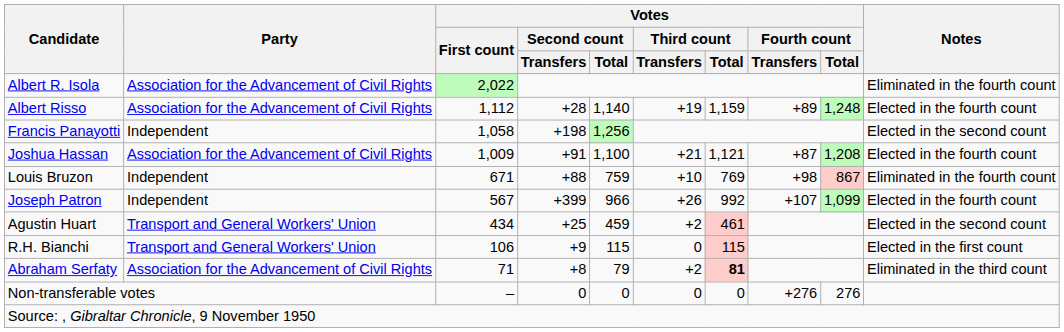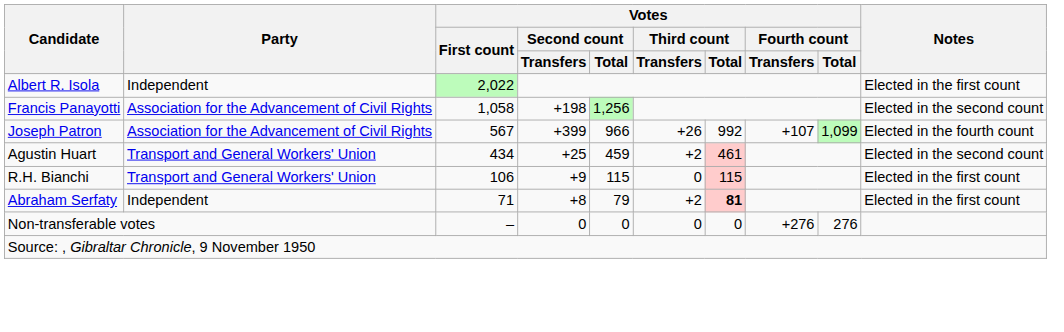(280, 85) Association for the Advancement of Civil Rights -> (167, 85) Independent
(961, 85) Eliminated in the fourth count -> (942, 85) Elected in the first count
- row: (47, 108)
(167, 131) Independent -> (280, 108) Association for the Advancement of Civil Rights
- row: (58, 154)
- row: (50, 177)
(167, 200) Independent -> (280, 131) Association for the Advancement of Civil Rights
(280, 270) Association for the Advancement of Civil Rights -> (167, 200) Independent
(957, 270) Eliminated in the third count -> (942, 200) Elected in the first count
